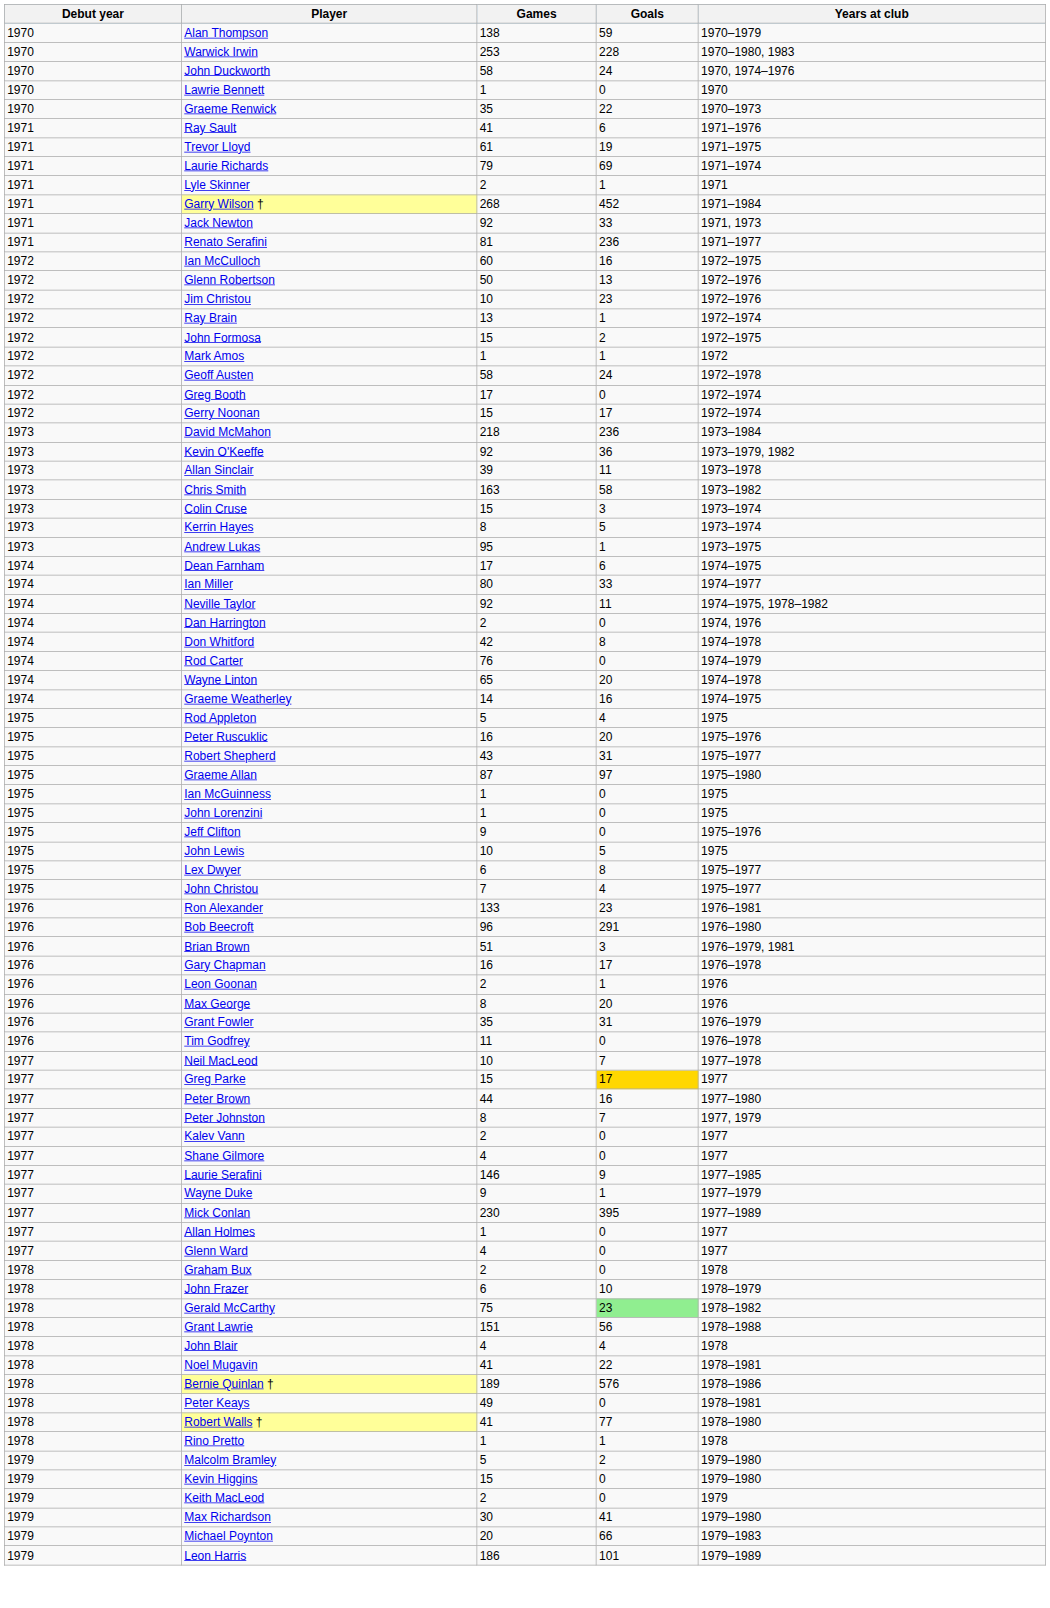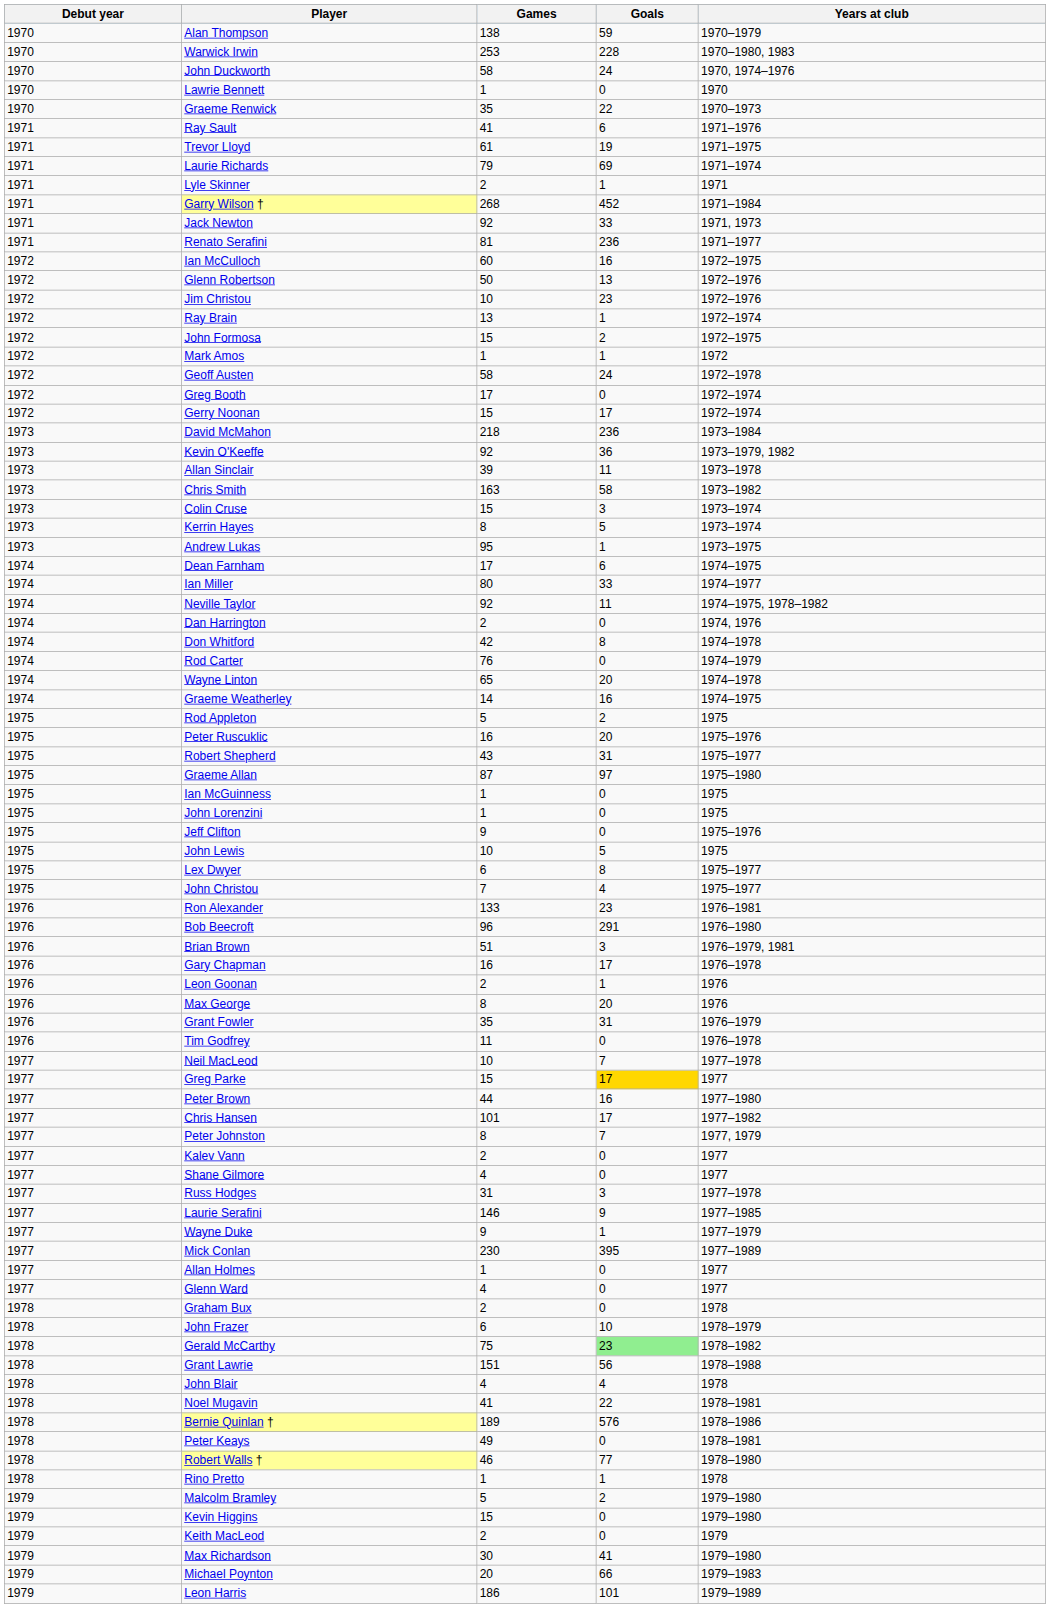(602, 718) 4 -> (602, 718) 2
+ row: (221, 1117)
+ row: (220, 1193)
(486, 1422) 41 -> (486, 1460) 46
